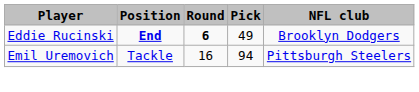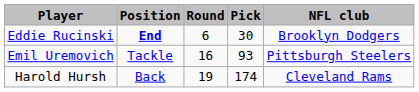(206, 35) bold -> (206, 35) normal
(246, 35) 49 -> (246, 35) 30
(246, 56) 94 -> (246, 56) 93
+ row: (61, 76)
